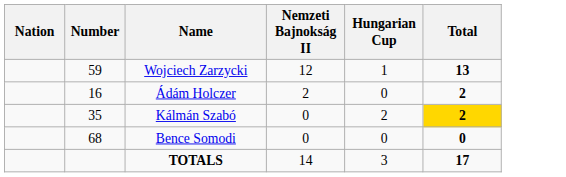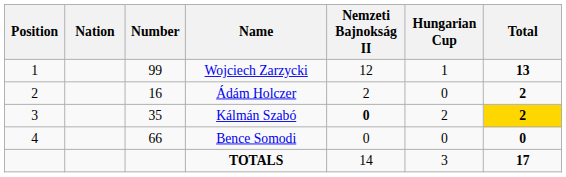+ column: (35, 32)
(95, 70) 59 -> (155, 70) 99
(306, 116) normal -> (366, 116) bold
(95, 138) 68 -> (155, 138) 66
